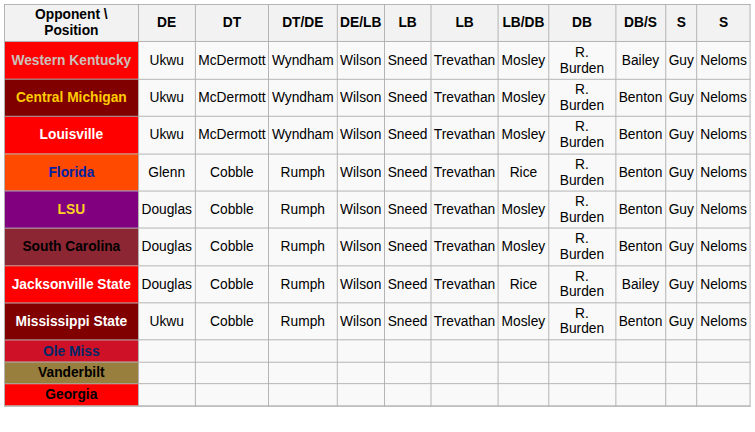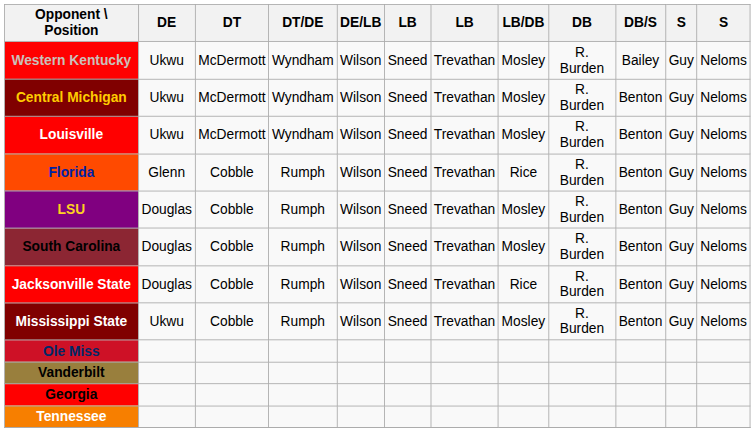(640, 284) Bailey -> (640, 284) Benton
+ row: (71, 416)
